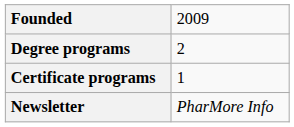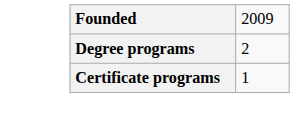- row: (48, 107)
